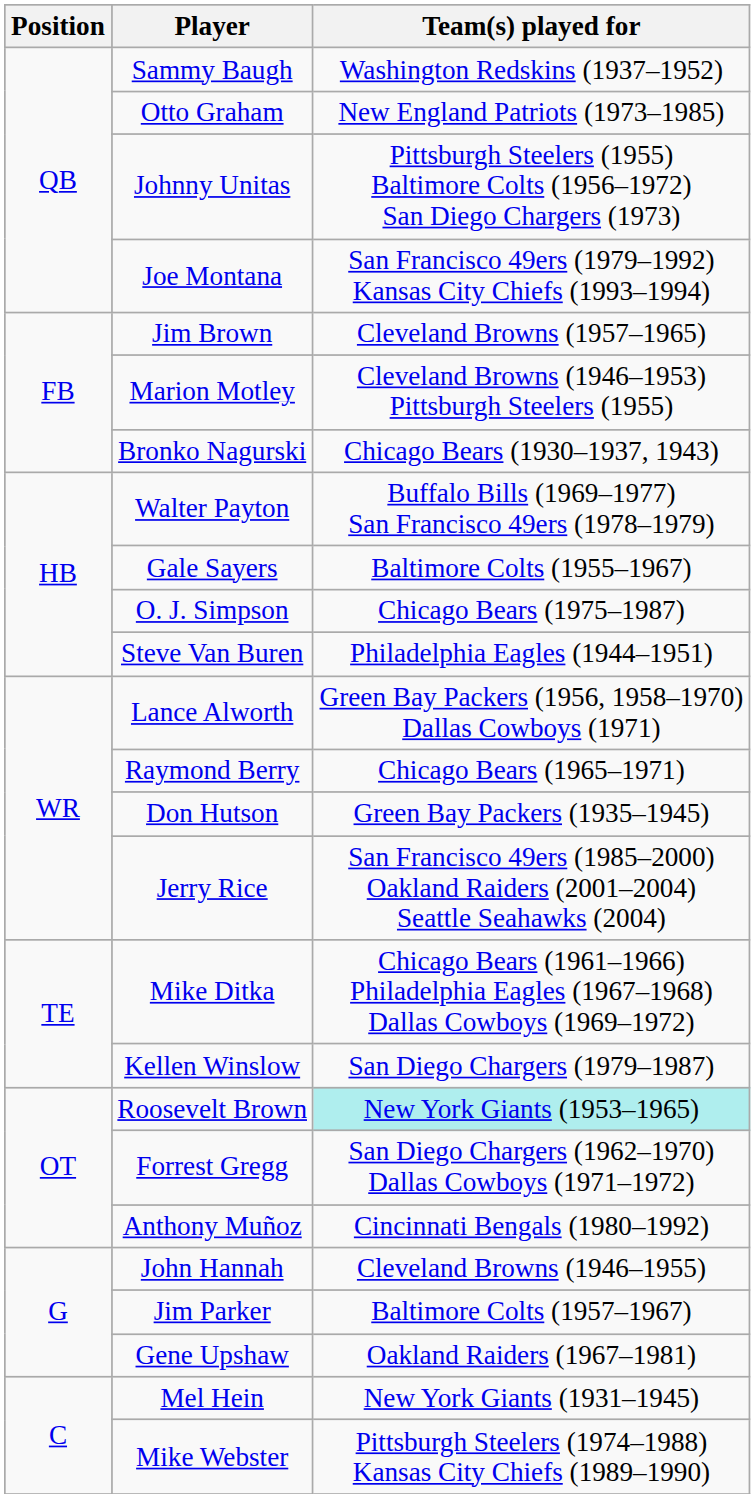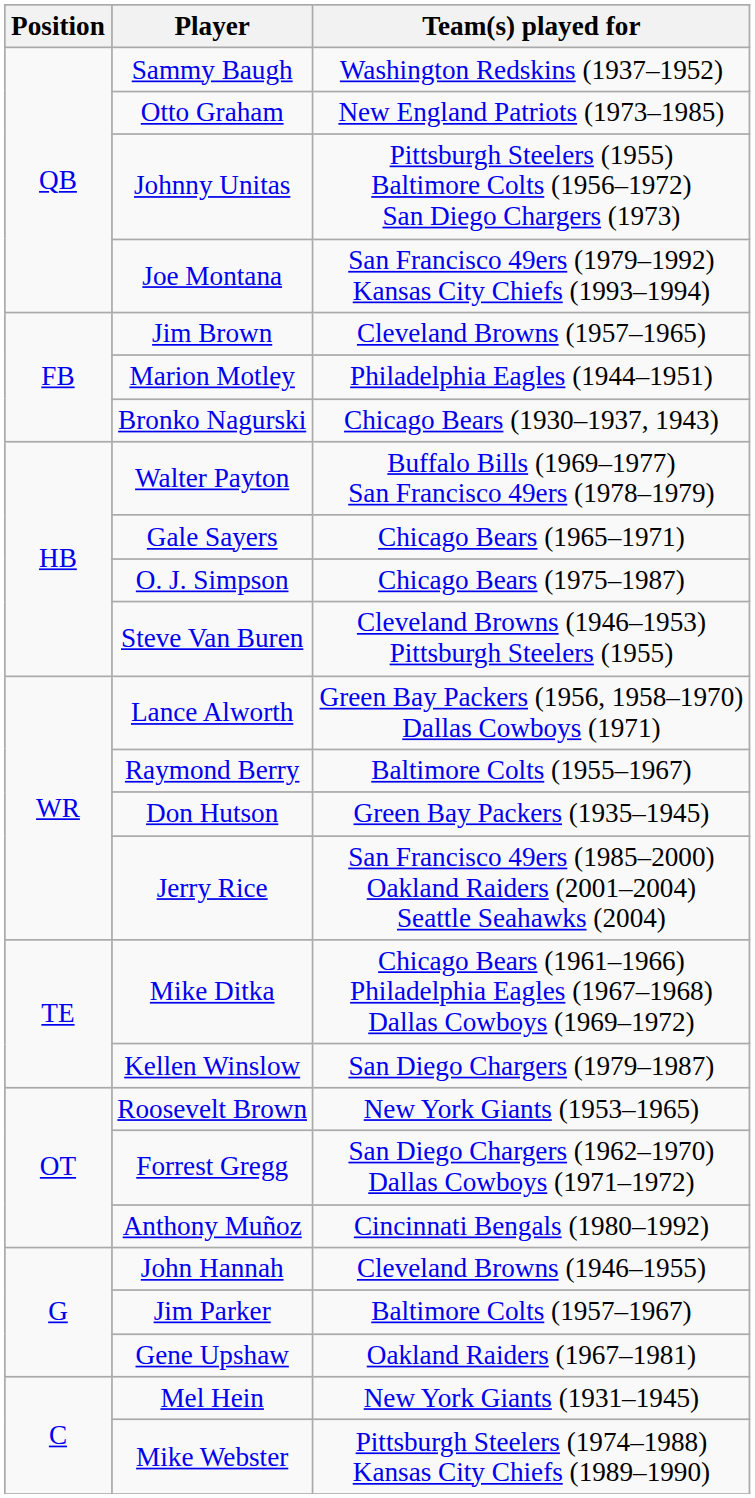(531, 391) Cleveland Browns (1946–1953) Pittsburgh Steelers (1955) -> (531, 376) Philadelphia Eagles (1944–1951)
(531, 567) Baltimore Colts (1955–1967) -> (531, 536) Chicago Bears (1965–1971)
(531, 653) Philadelphia Eagles (1944–1951) -> (531, 638) Cleveland Browns (1946–1953) Pittsburgh Steelers (1955)
(531, 770) Chicago Bears (1965–1971) -> (531, 770) Baltimore Colts (1955–1967)
(531, 1108) paleturquoise background -> (531, 1108) no background
